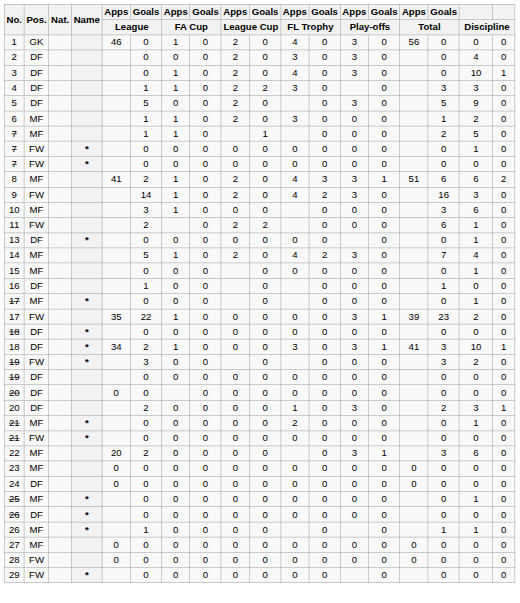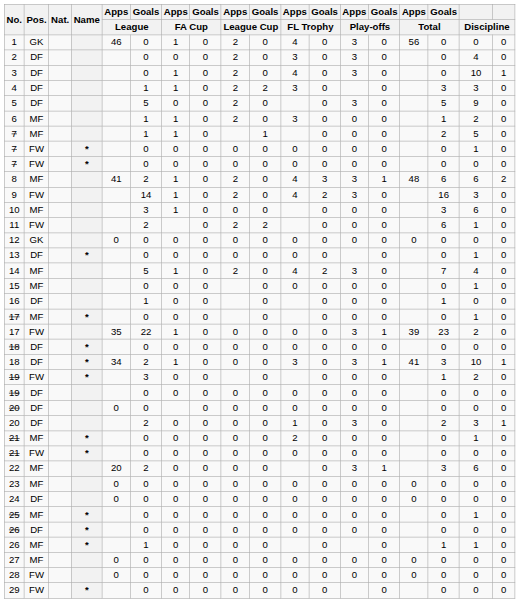(414, 179) 51 -> (414, 179) 48
+ row: (14, 240)
(444, 362) 3 -> (444, 377) 1
